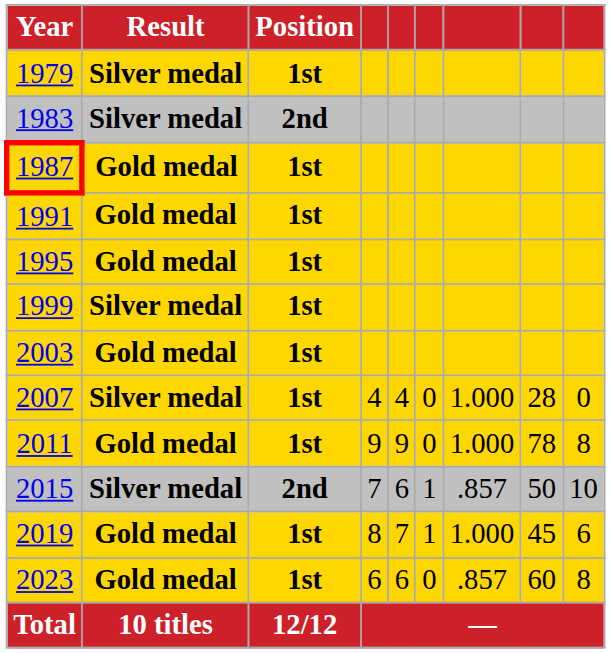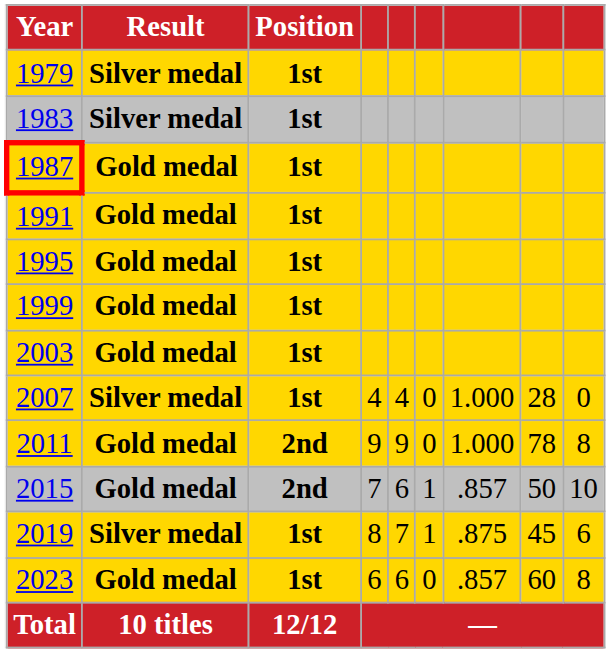(305, 118) 2nd -> (305, 118) 1st
(166, 306) Silver medal -> (166, 306) Gold medal
(305, 443) 1st -> (305, 443) 2nd
(166, 488) Silver medal -> (166, 488) Gold medal
(166, 534) Gold medal -> (166, 534) Silver medal
(482, 534) 1.000 -> (482, 534) .875
